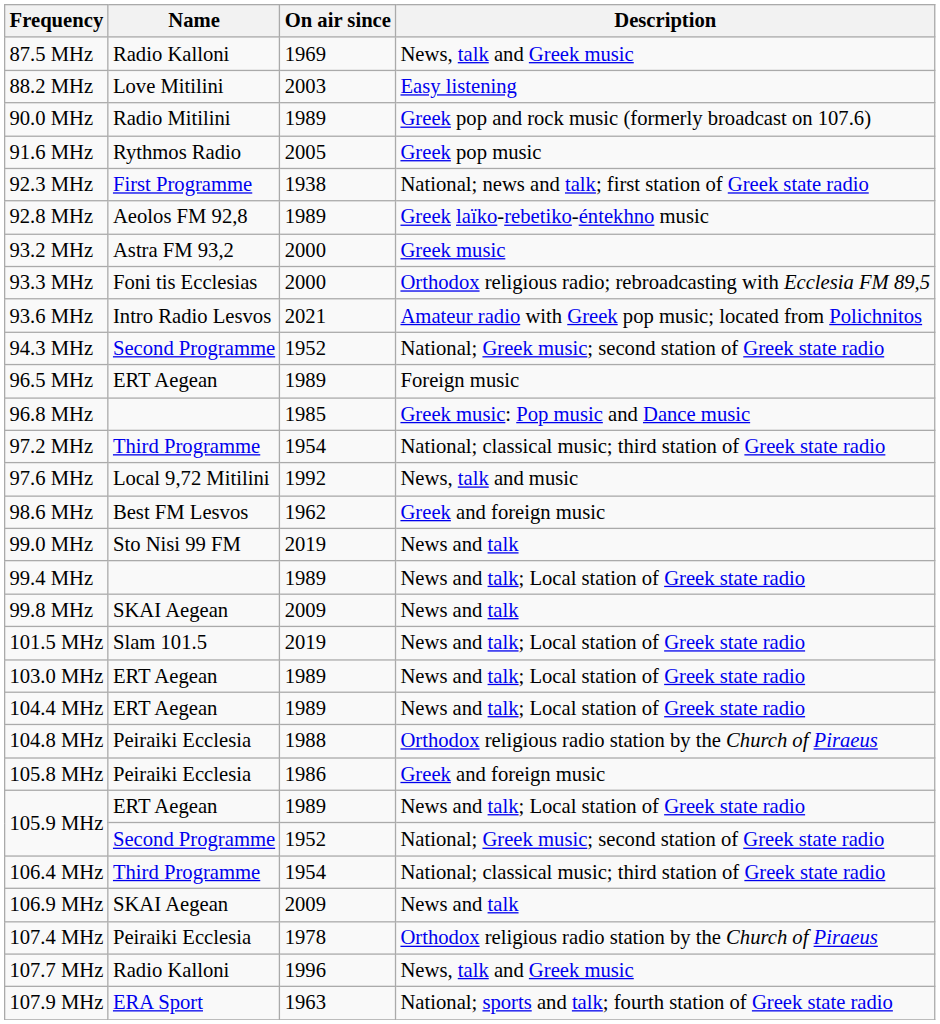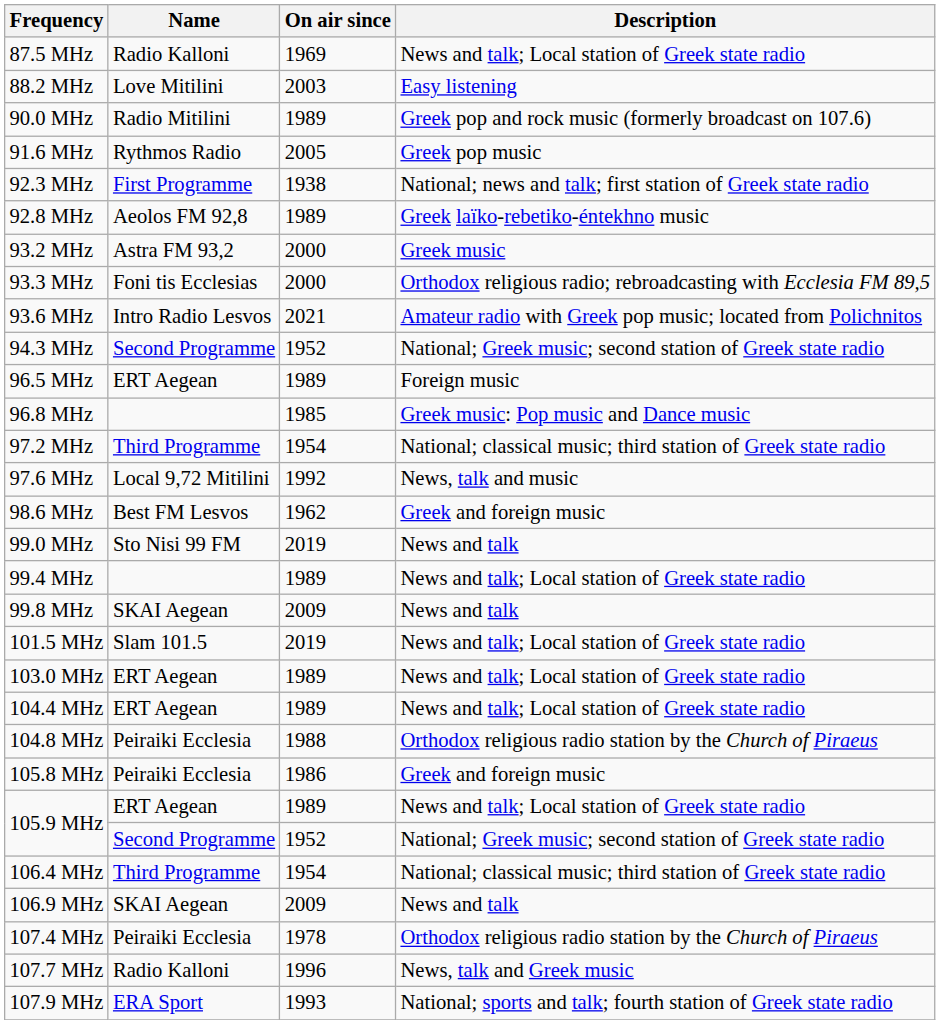(517, 53) News, talk and Greek music -> (603, 53) News and talk; Local station of Greek state radio
(305, 1002) 1963 -> (305, 1002) 1993
